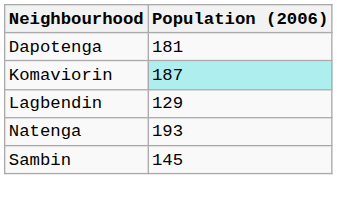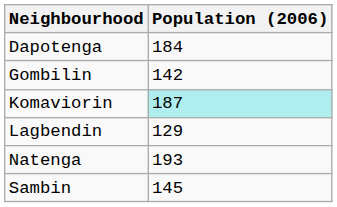(167, 47) 181 -> (167, 47) 184
+ row: (50, 75)
